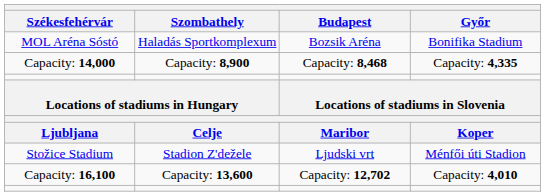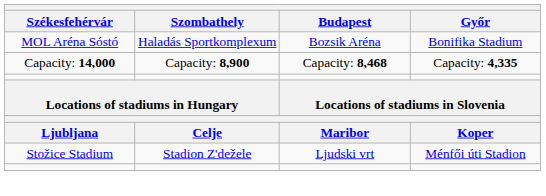- row: (70, 174)
